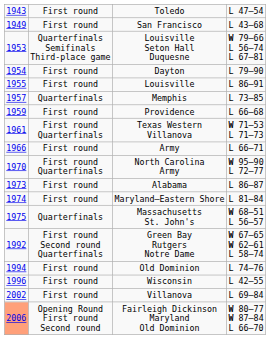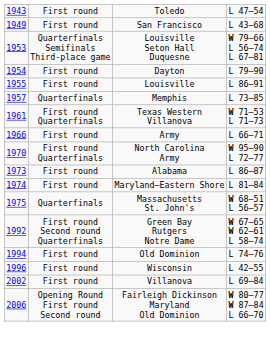- row: (170, 112)
(16, 318) lightsalmon background -> (16, 305) no background
